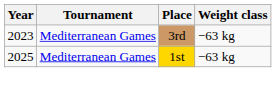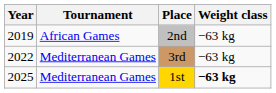+ row: (177, 35)
(21, 35) 2023 -> (21, 56) 2022
(216, 56) normal -> (217, 77) bold
